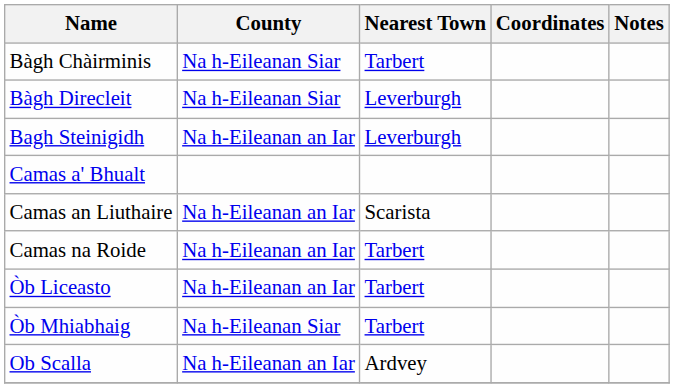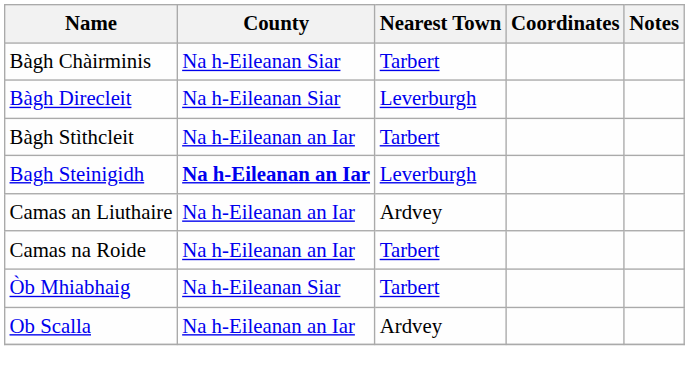+ row: (72, 136)
(269, 136) normal -> (276, 174) bold
- row: (77, 174)
(397, 212) Scarista -> (411, 212) Ardvey
- row: (60, 287)
